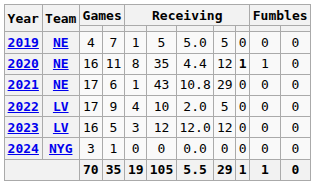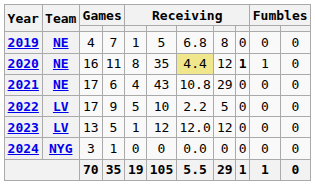(195, 42) 5.0 -> (195, 42) 6.8
(225, 42) 5 -> (225, 42) 8
(195, 64) no background -> (195, 64) khaki background
(136, 85) 1 -> (136, 85) 4
(136, 106) 4 -> (136, 106) 5
(195, 106) 2.0 -> (195, 106) 2.2
(91, 127) 16 -> (91, 127) 13
(136, 127) 3 -> (136, 127) 1
